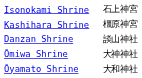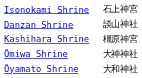rows swapped: (47, 24) <-> (39, 39)
